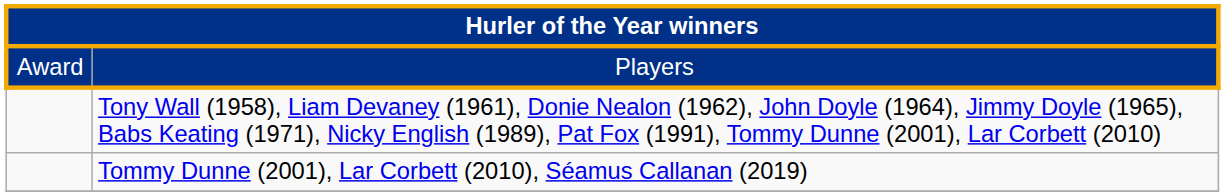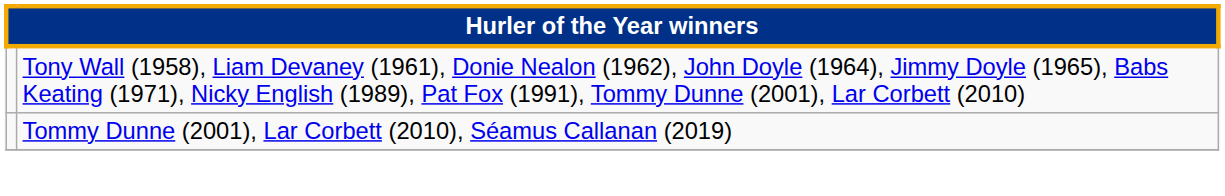- row: (654, 66)
